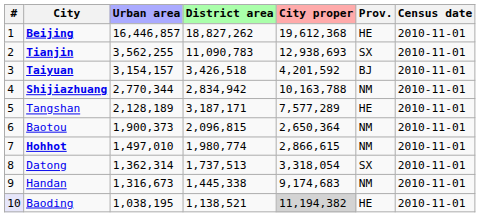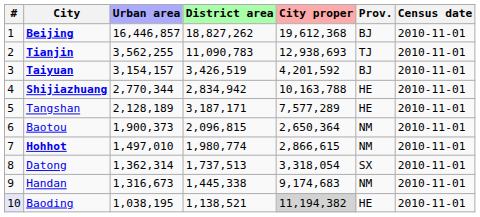(365, 32) HE -> (365, 32) BJ
(365, 51) SX -> (365, 51) TJ
(216, 70) 3,426,518 -> (216, 70) 3,426,519
(365, 89) NM -> (365, 89) HE
